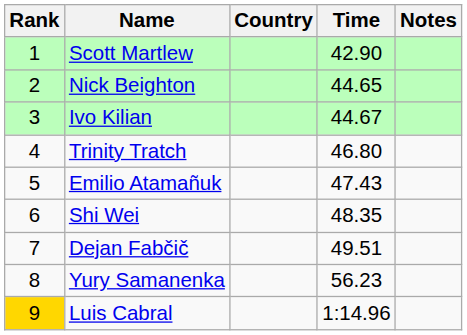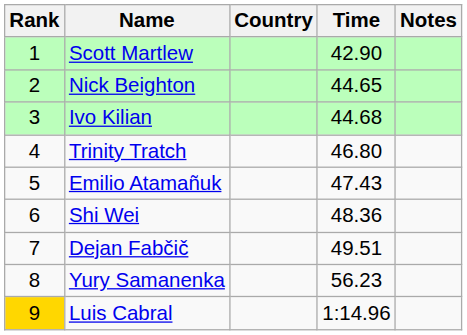(356, 118) 44.67 -> (356, 118) 44.68
(356, 215) 48.35 -> (356, 215) 48.36
